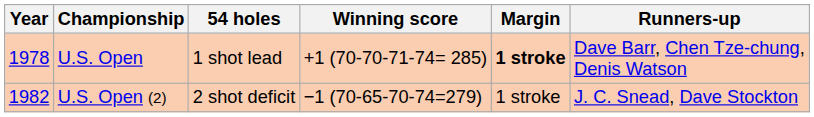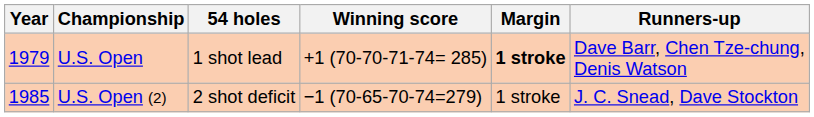(29, 58) 1978 -> (29, 58) 1979
(29, 97) 1982 -> (29, 97) 1985
